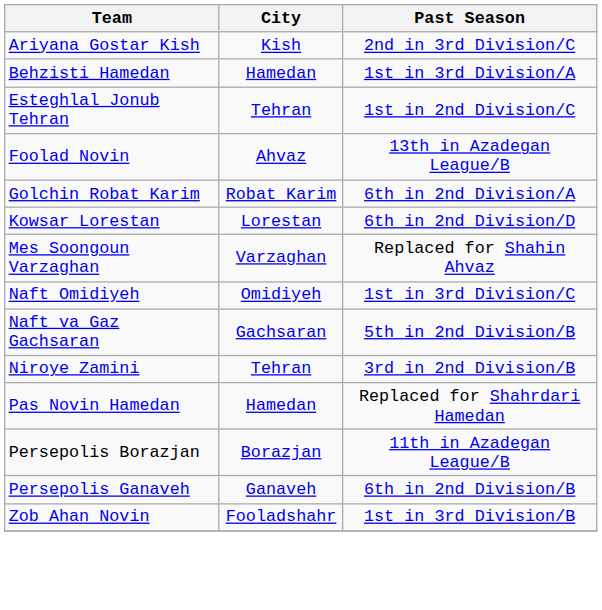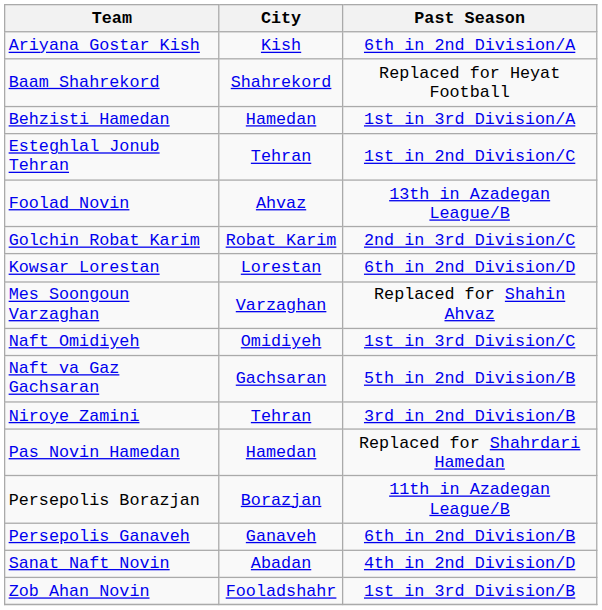(470, 46) 2nd in 3rd Division/C -> (470, 46) 6th in 2nd Division/A
+ row: (84, 83)
(470, 194) 6th in 2nd Division/A -> (470, 240) 2nd in 3rd Division/C
+ row: (89, 564)
